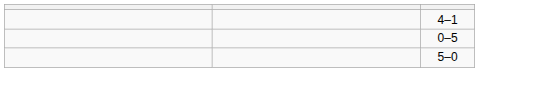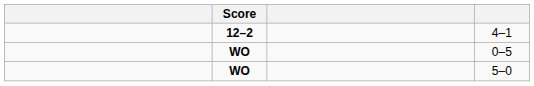+ column: (240, 14)
